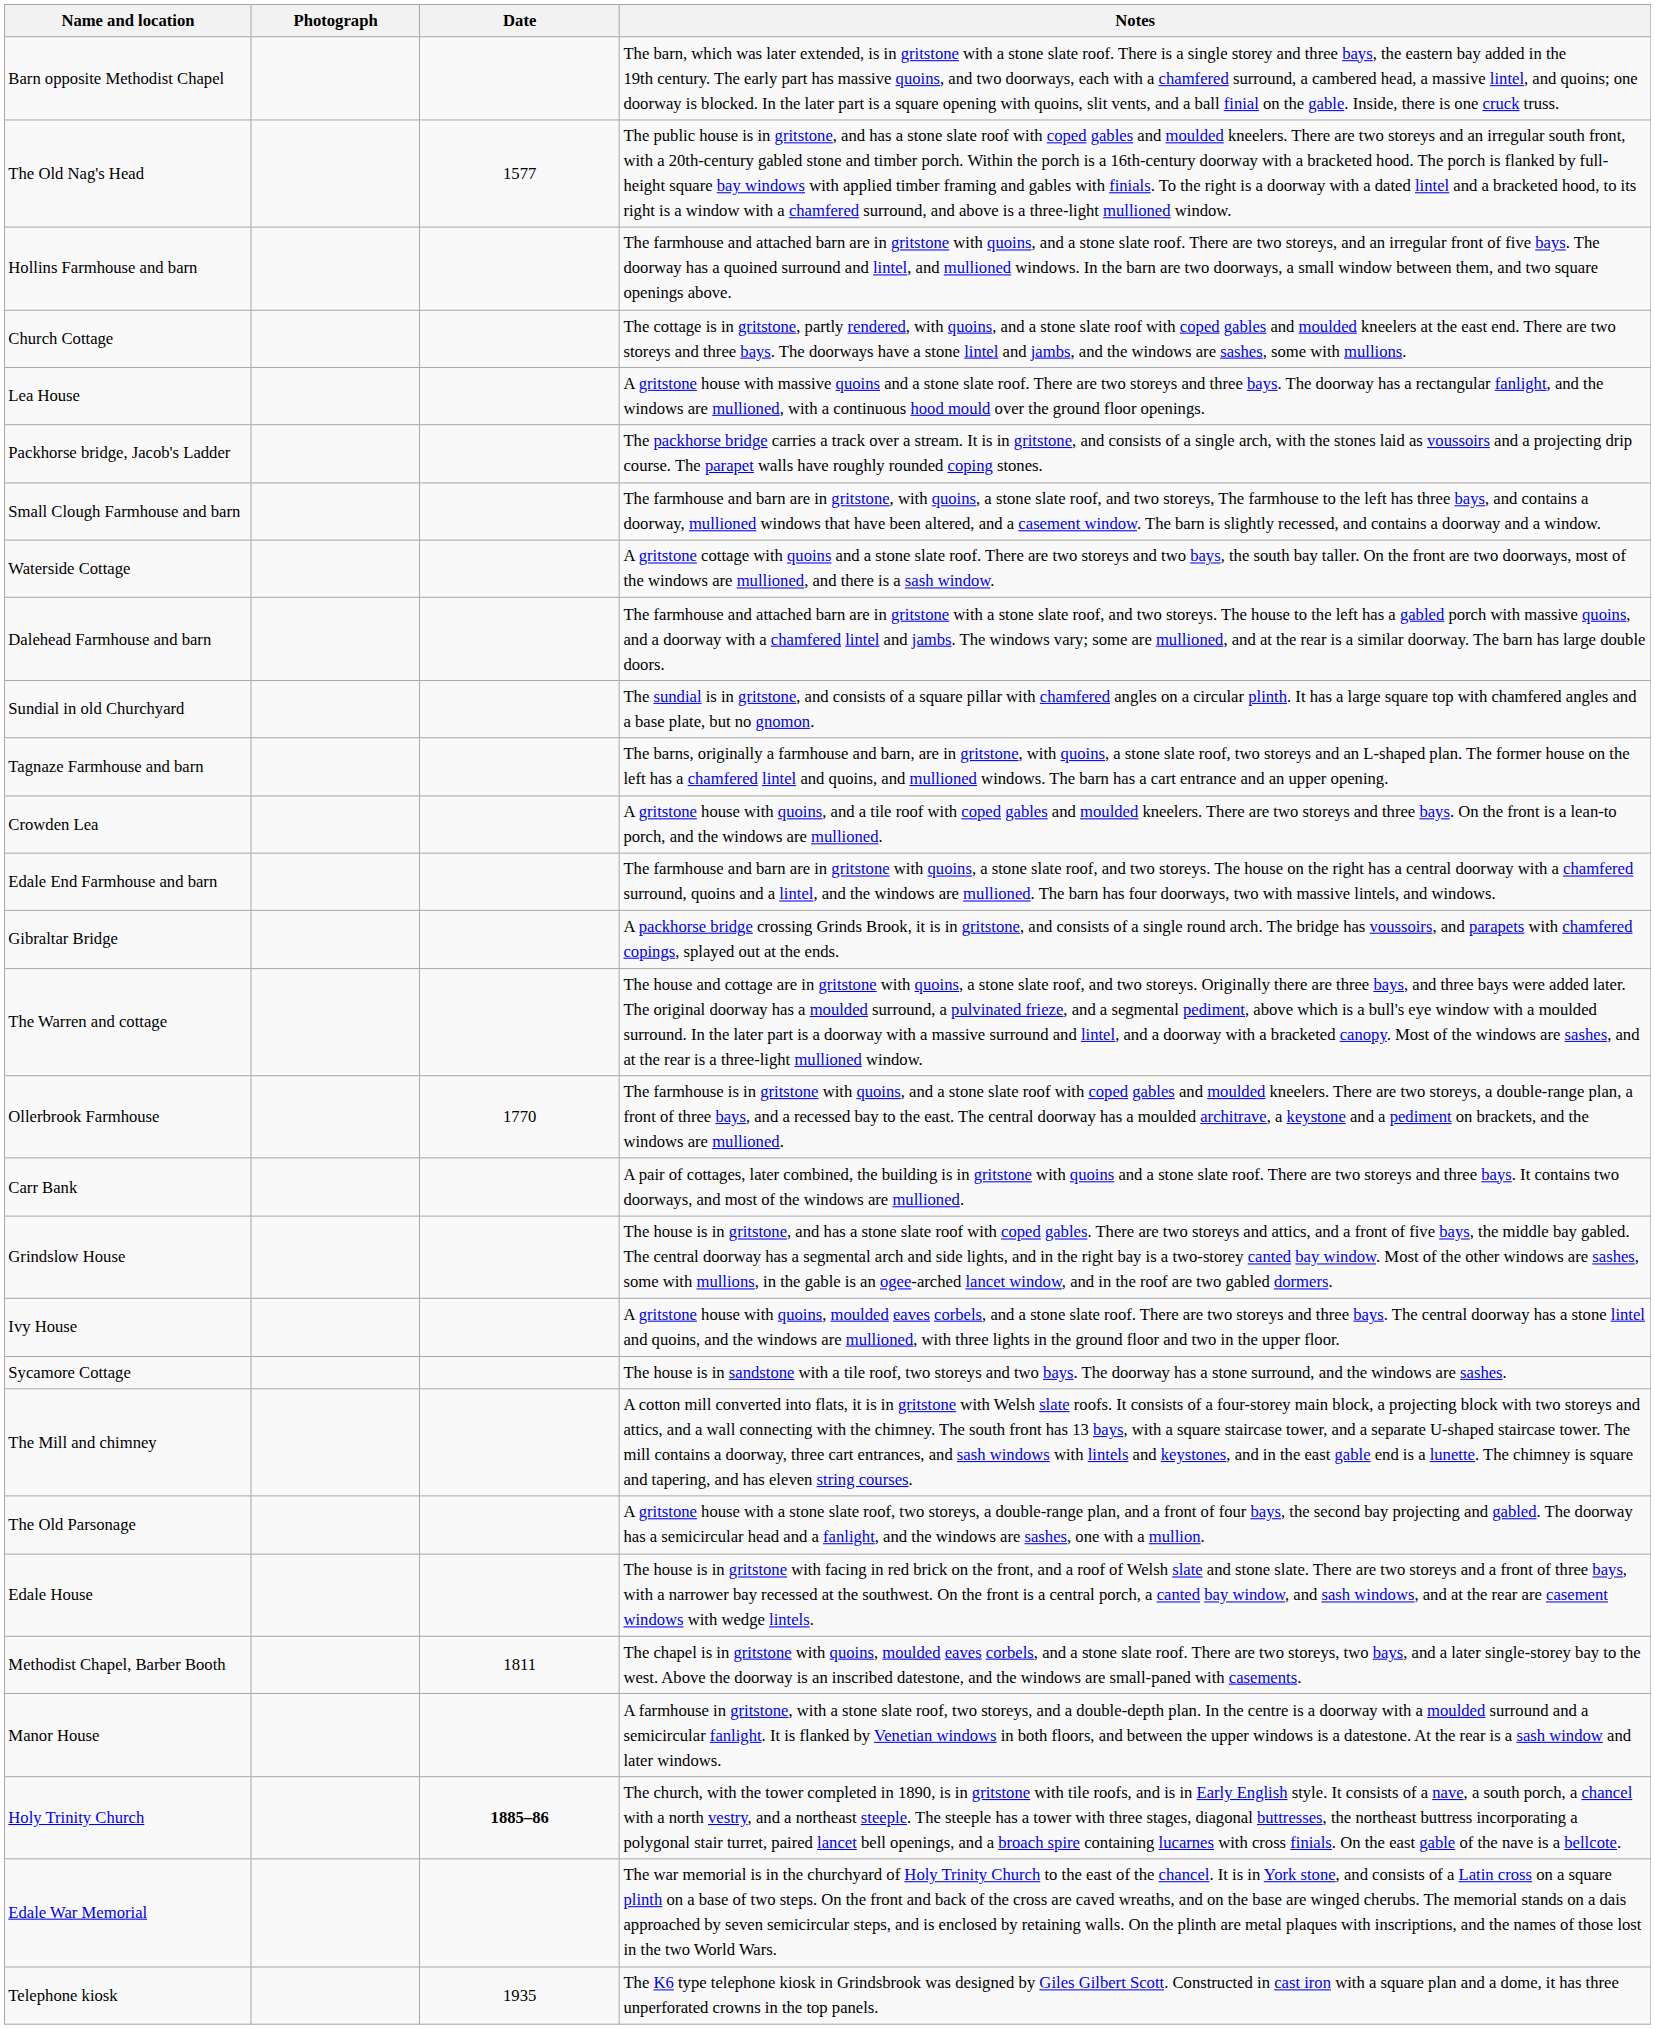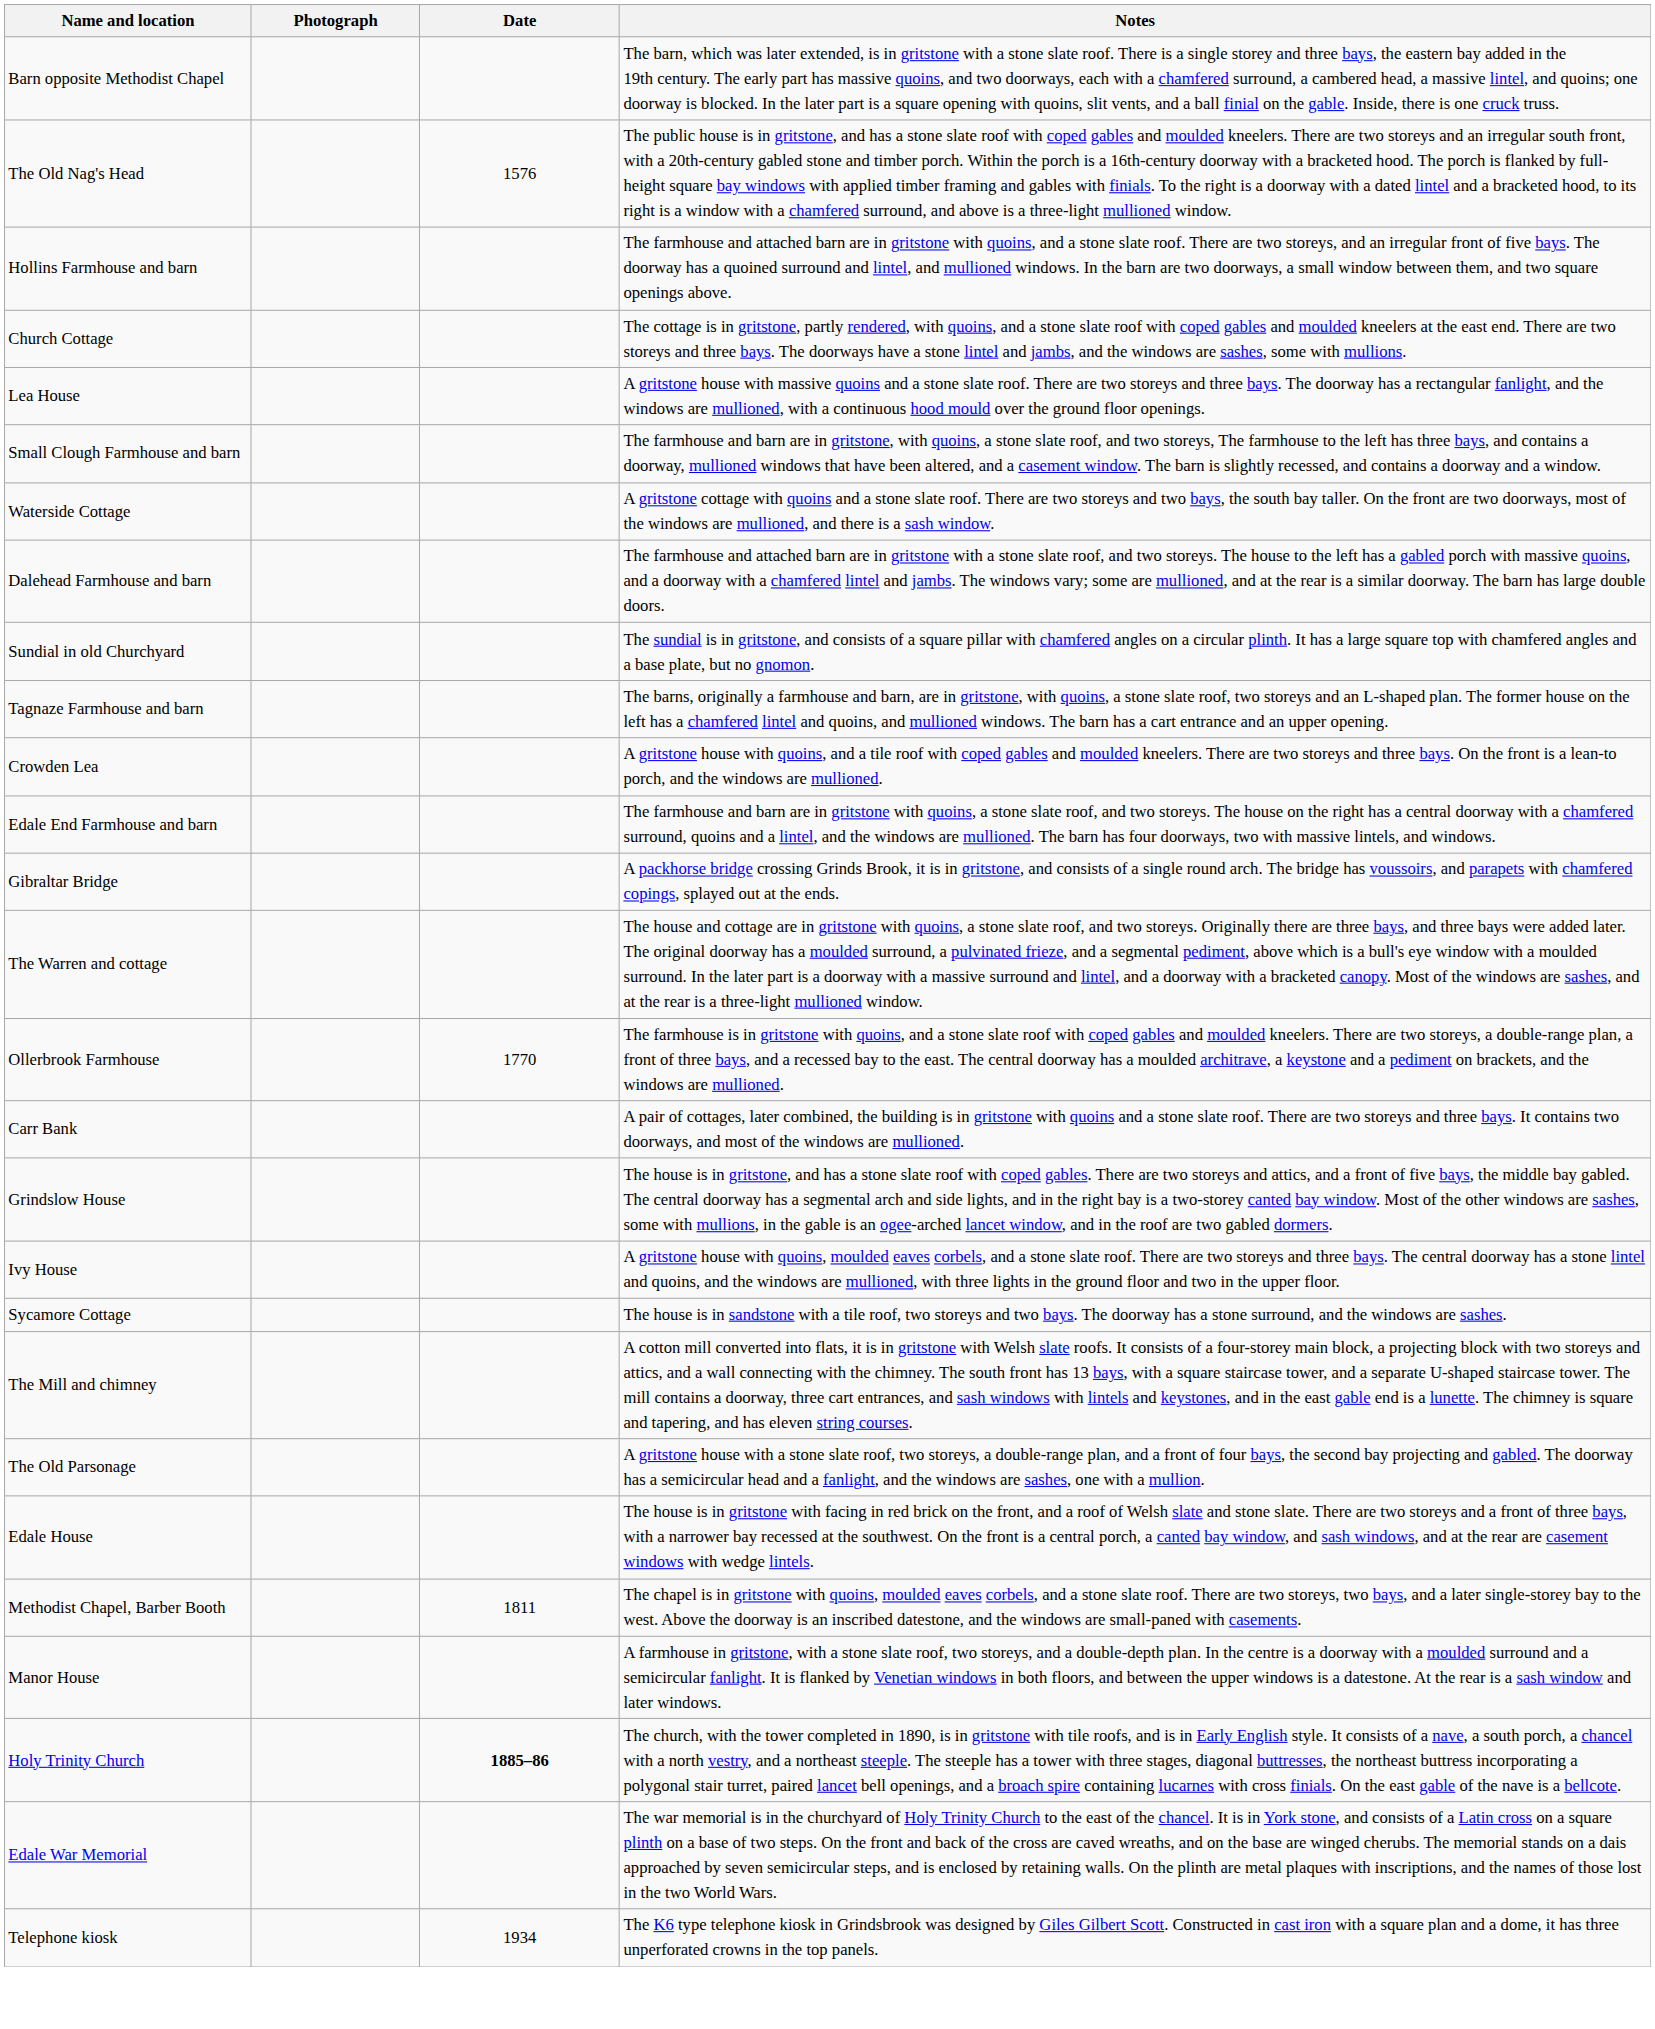(520, 173) 1577 -> (520, 173) 1576
- row: (119, 453)
(520, 1995) 1935 -> (520, 1937) 1934
